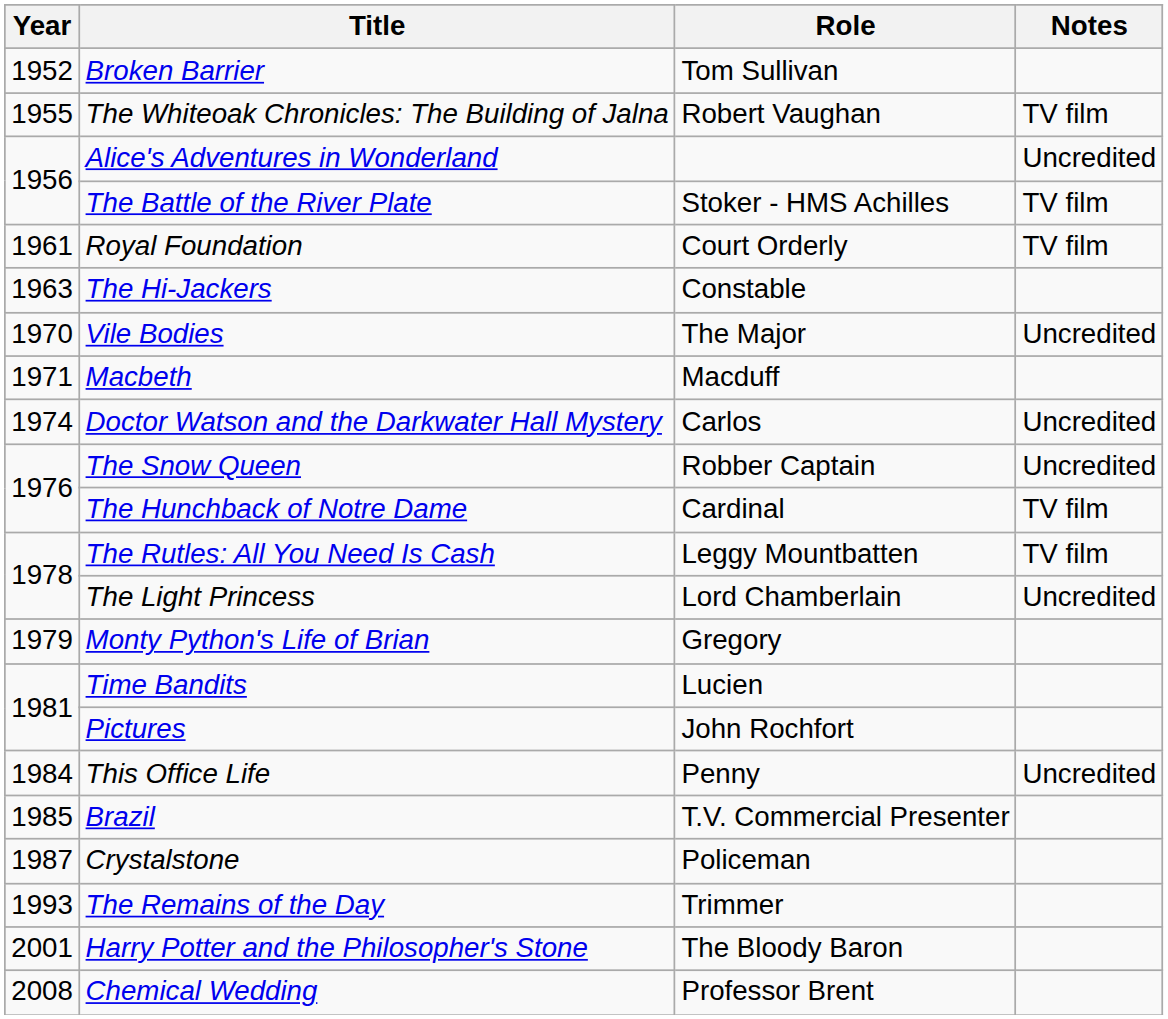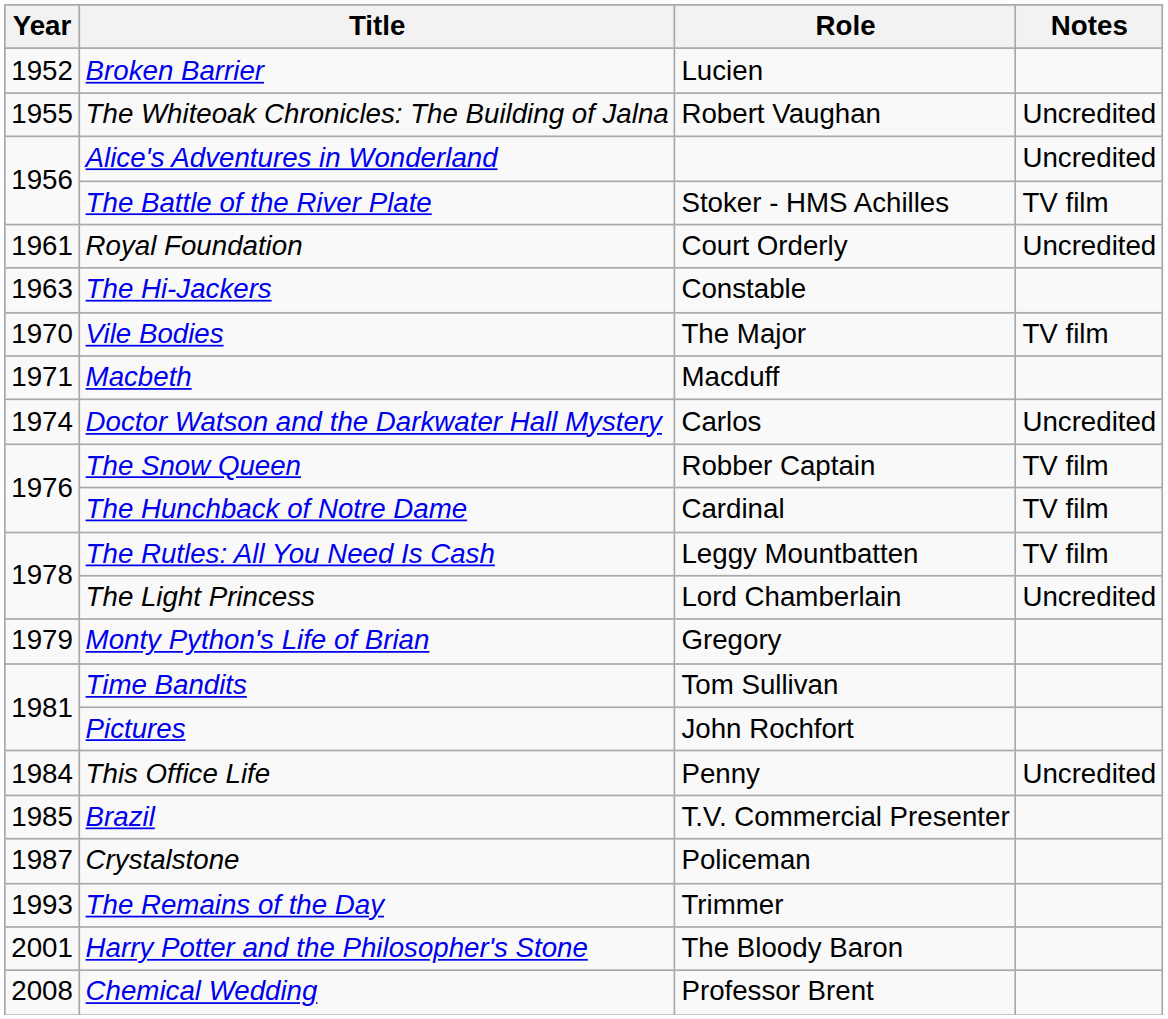(760, 70) Tom Sullivan -> (722, 70) Lucien
(1065, 114) TV film -> (1089, 114) Uncredited
(1065, 245) TV film -> (1089, 245) Uncredited
(1089, 333) Uncredited -> (1065, 333) TV film
(1089, 465) Uncredited -> (1065, 465) TV film
(722, 684) Lucien -> (760, 684) Tom Sullivan
